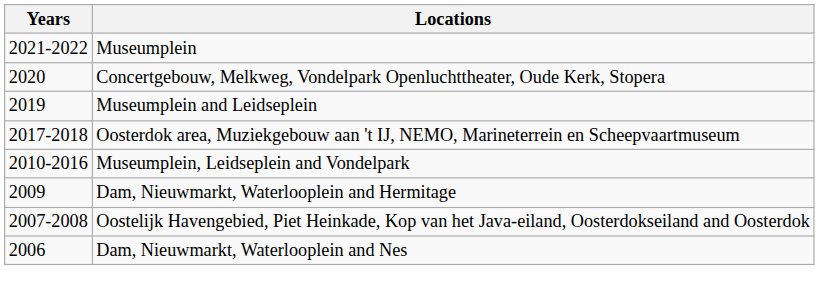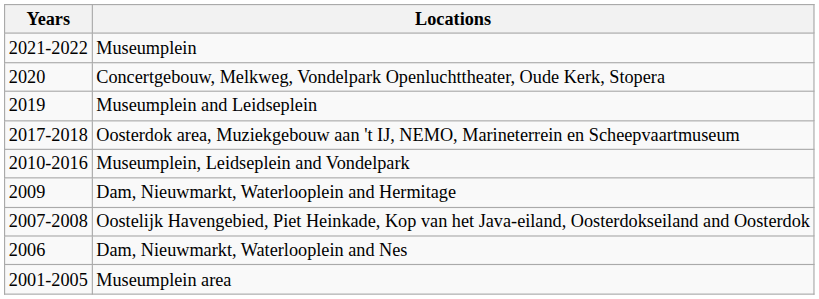+ row: (164, 279)
